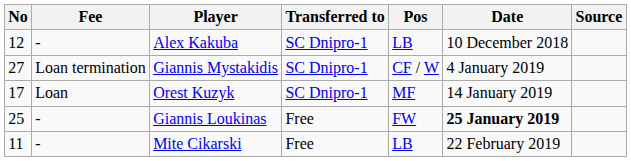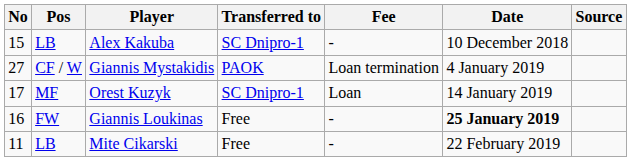columns swapped: (416, 17) <-> (90, 17)
(16, 42) 12 -> (16, 42) 15
(327, 67) SC Dnipro-1 -> (243, 67) PAOK
(16, 118) 25 -> (16, 118) 16
